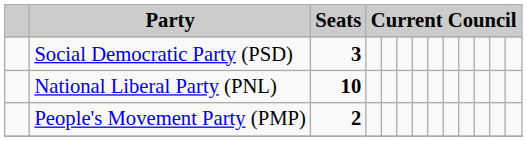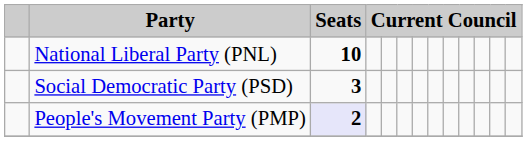rows swapped: (156, 86) <-> (164, 53)
(356, 119) no background -> (356, 119) lavender background
